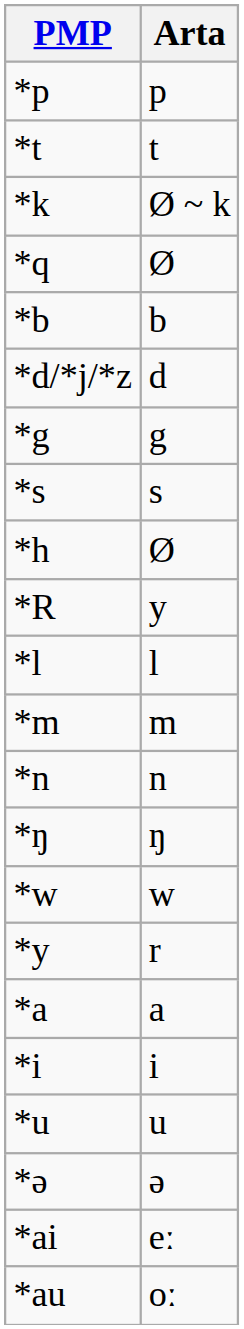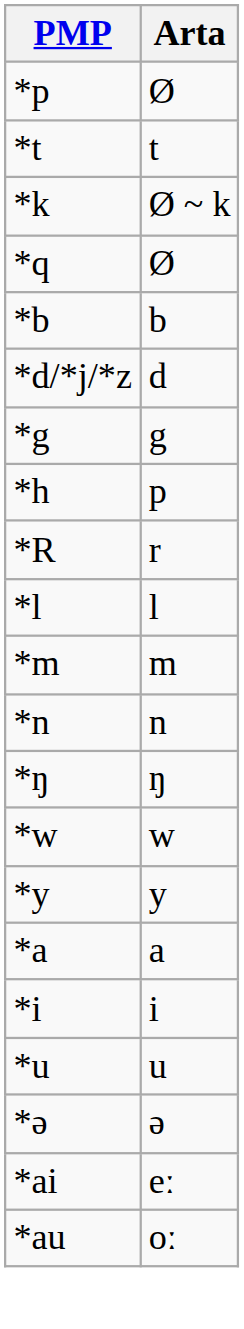(158, 90) p -> (162, 90) Ø
- row: (30, 491)
(162, 549) Ø -> (158, 491) p
(158, 606) y -> (155, 549) r
(155, 950) r -> (158, 893) y
